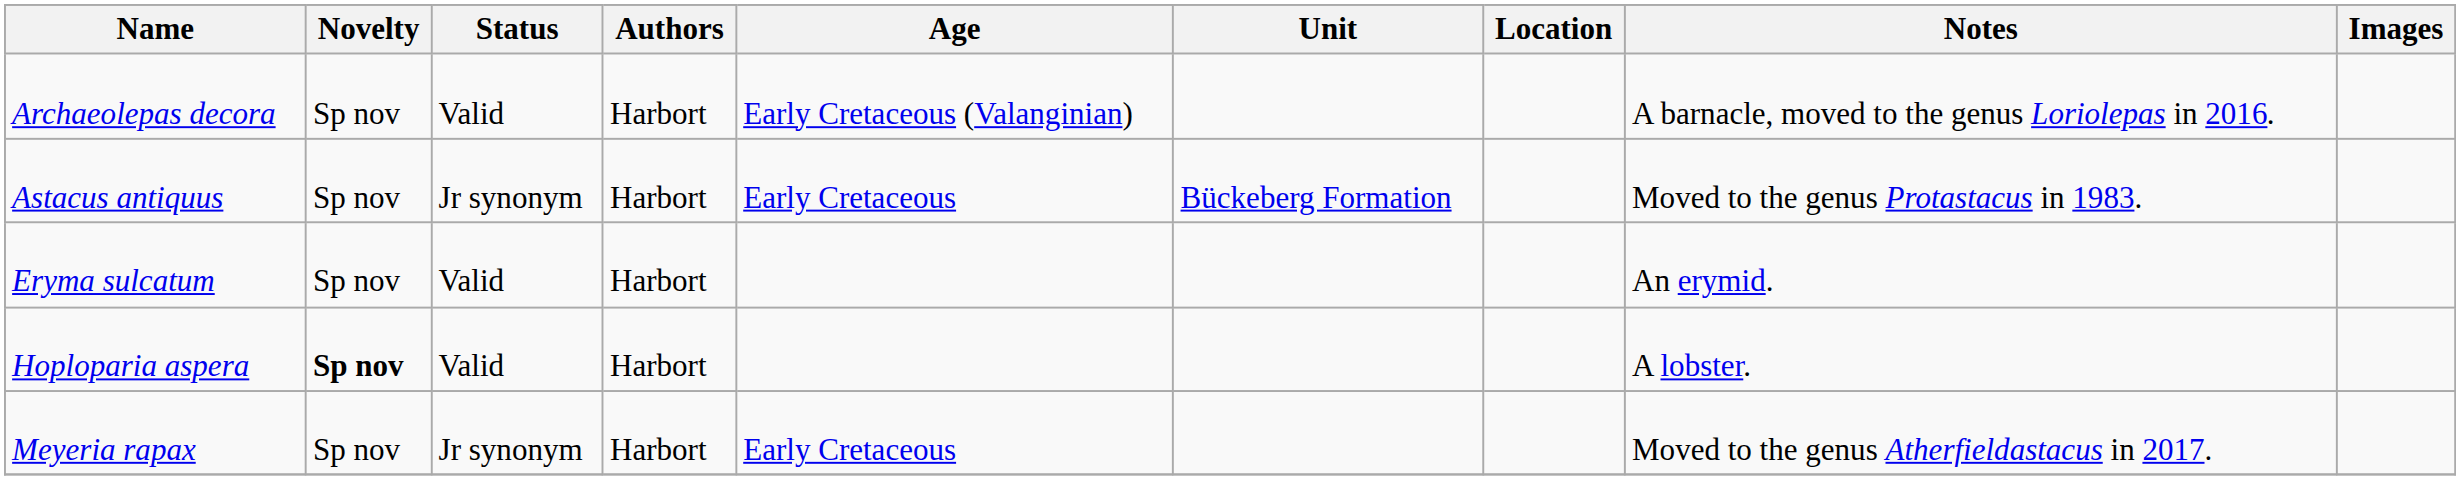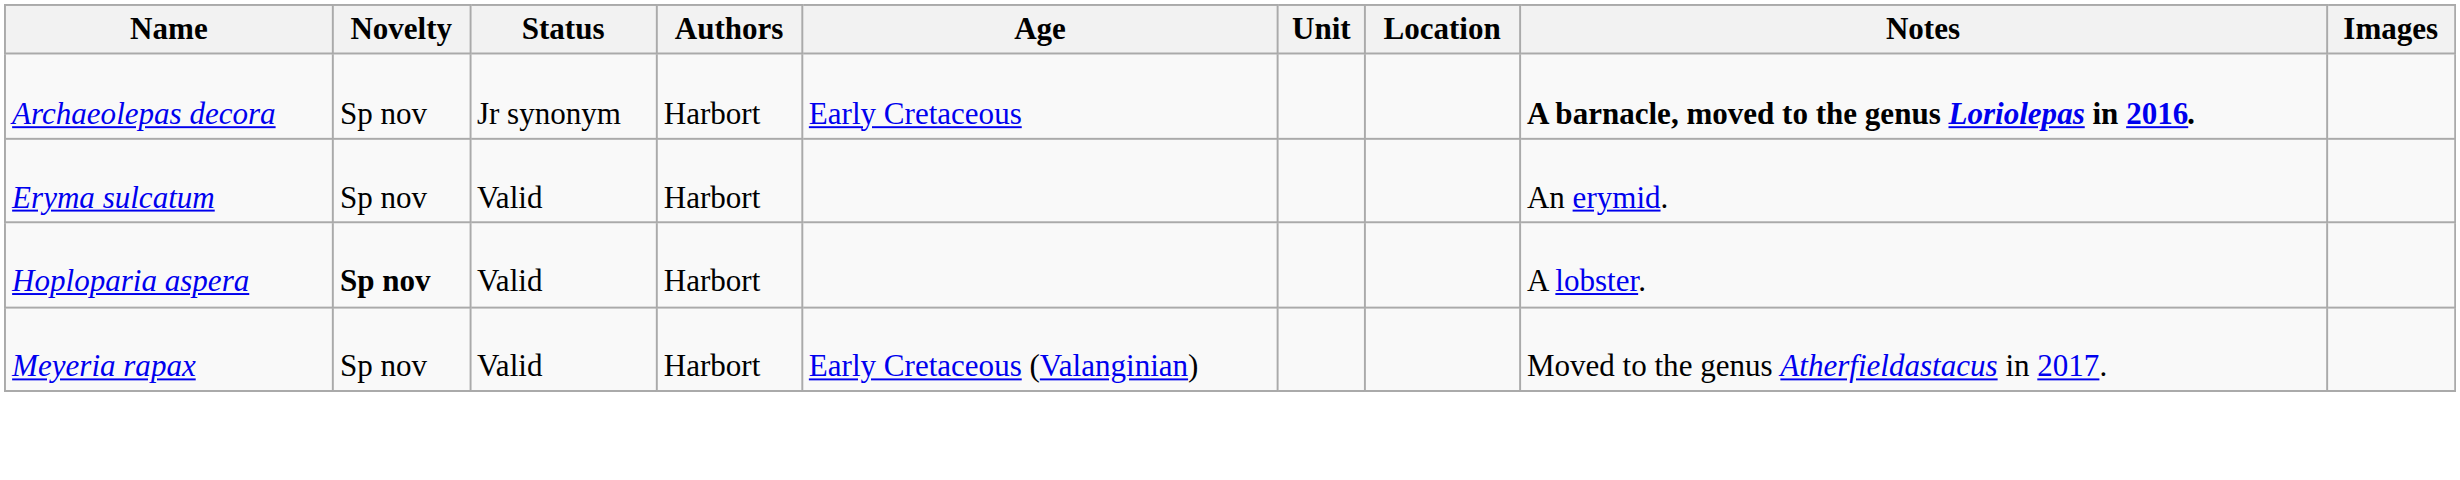(471, 113) Valid -> (549, 113) Jr synonym
(938, 113) Early Cretaceous (Valanginian) -> (915, 113) Early Cretaceous
(1954, 113) normal -> (1861, 113) bold
- row: (118, 197)
(511, 449) Jr synonym -> (510, 365) Valid
(850, 449) Early Cretaceous -> (1004, 365) Early Cretaceous (Valanginian)
